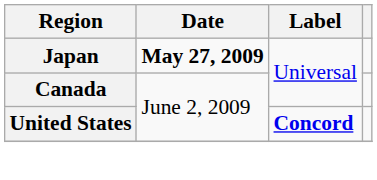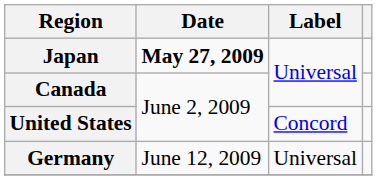(313, 123) bold -> (310, 123) normal
+ row: (71, 157)
